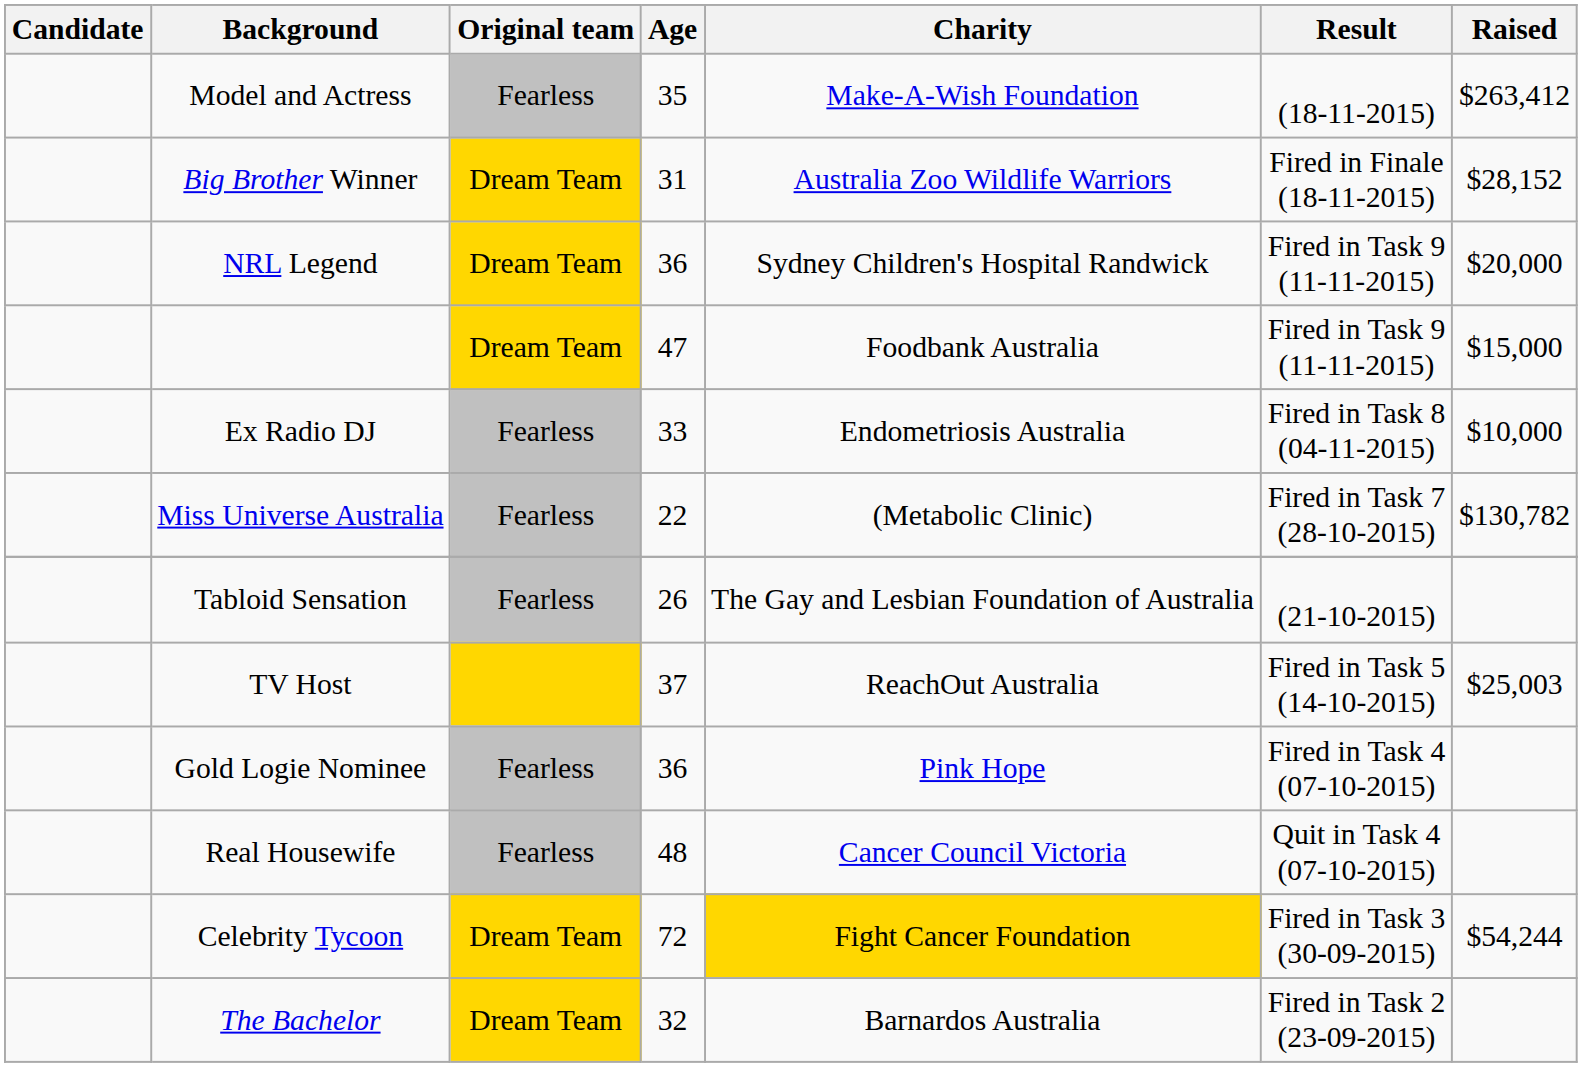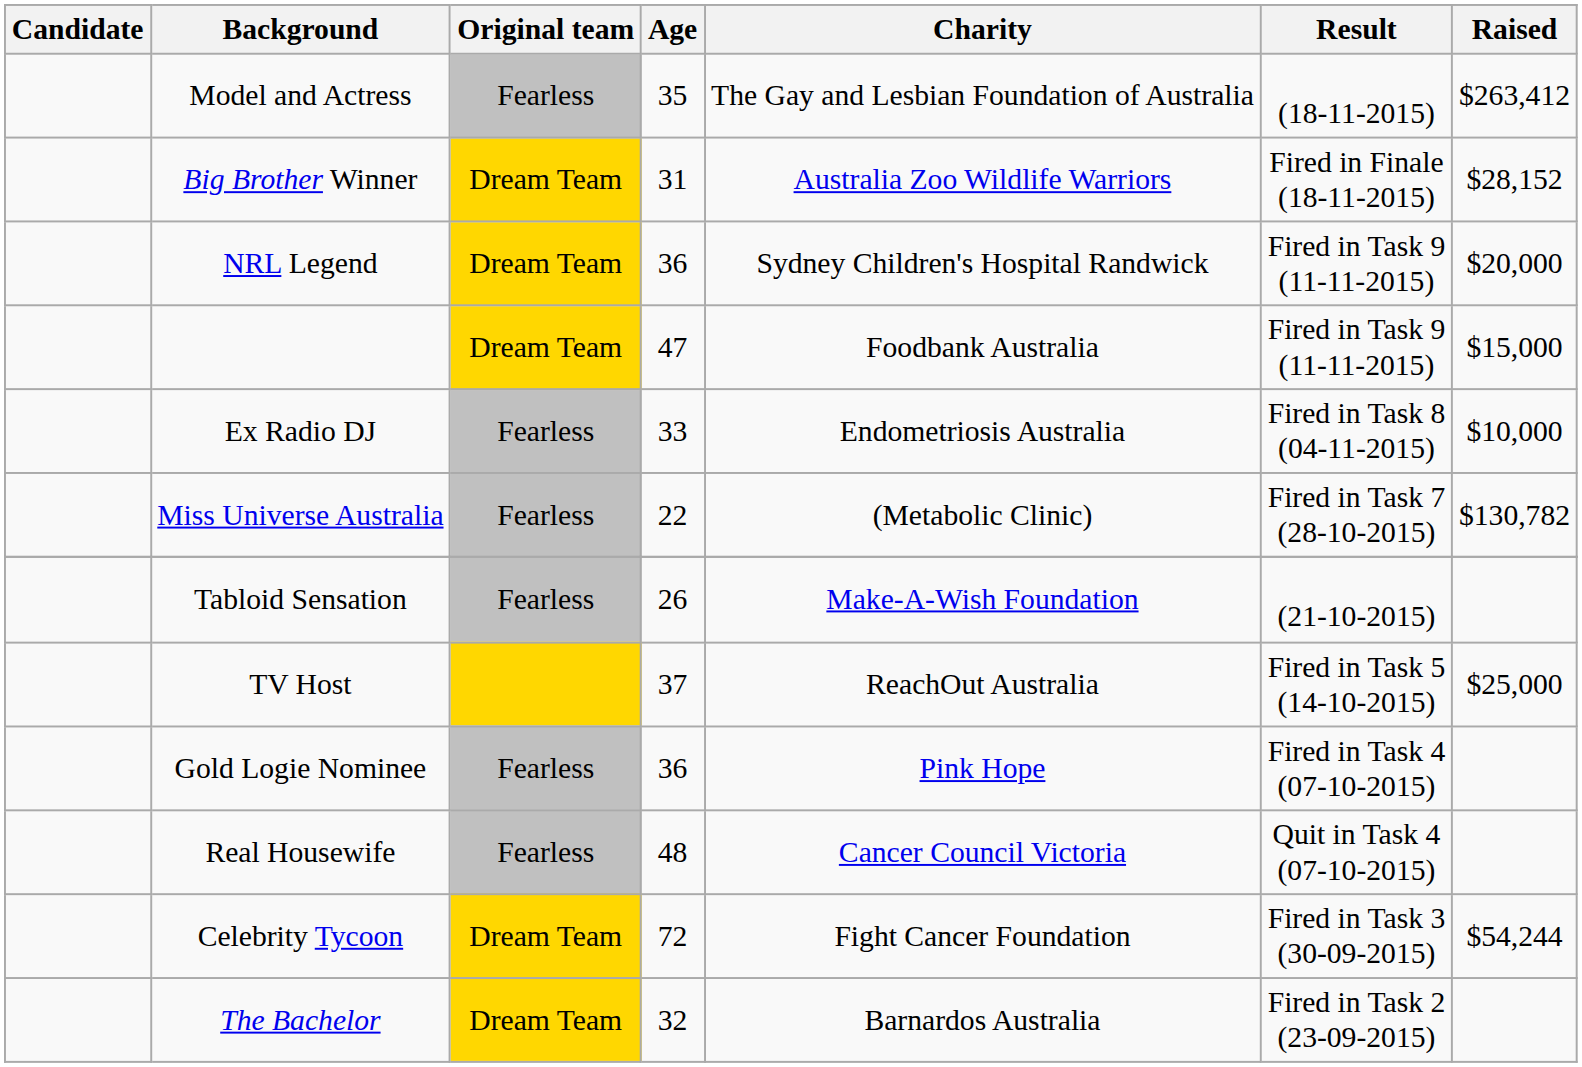(982, 95) Make-A-Wish Foundation -> (982, 95) The Gay and Lesbian Foundation of Australia
(982, 599) The Gay and Lesbian Foundation of Australia -> (982, 599) Make-A-Wish Foundation
(1515, 683) $25,003 -> (1515, 683) $25,000
(982, 935) gold background -> (982, 935) no background
